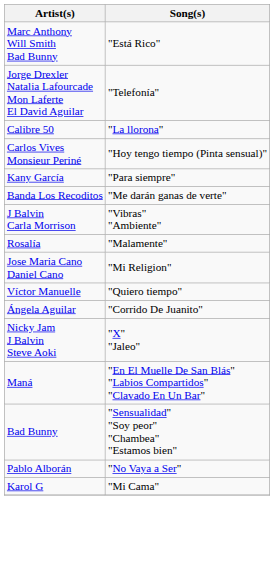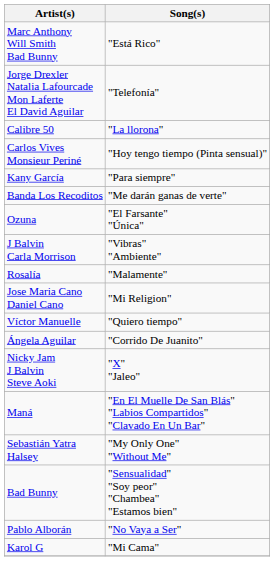+ row: (22, 219)
+ row: (41, 449)
